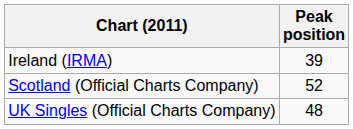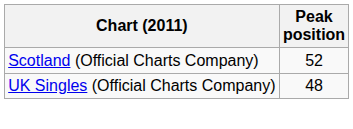- row: (60, 60)
